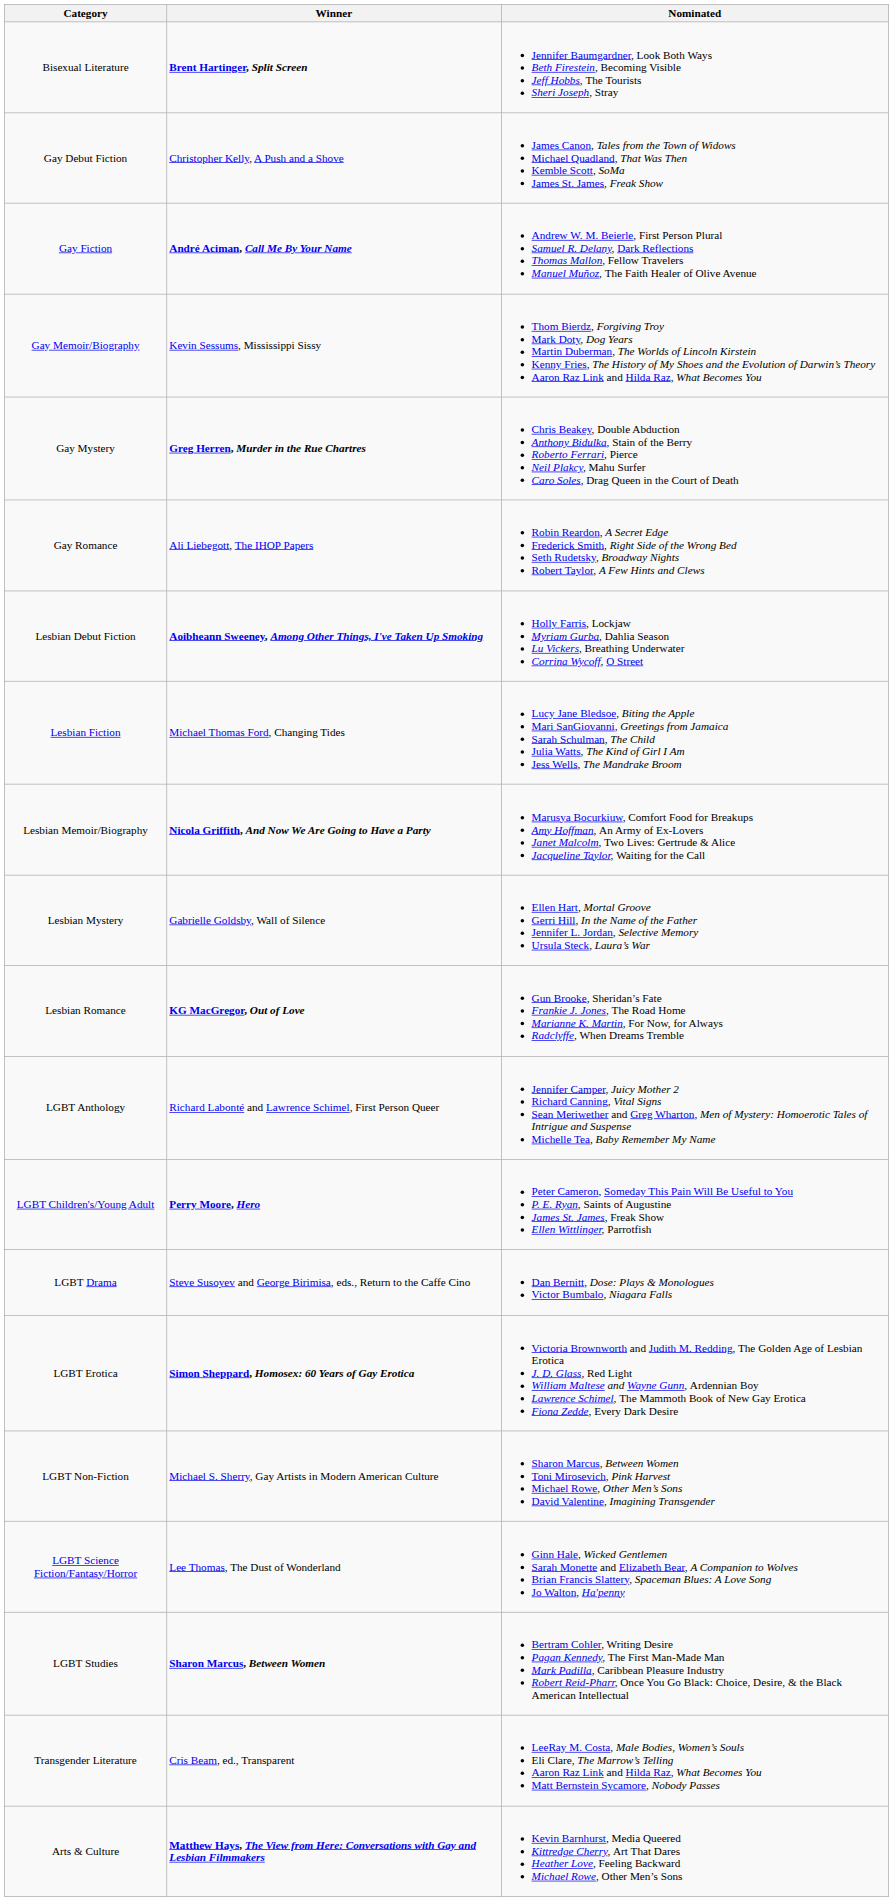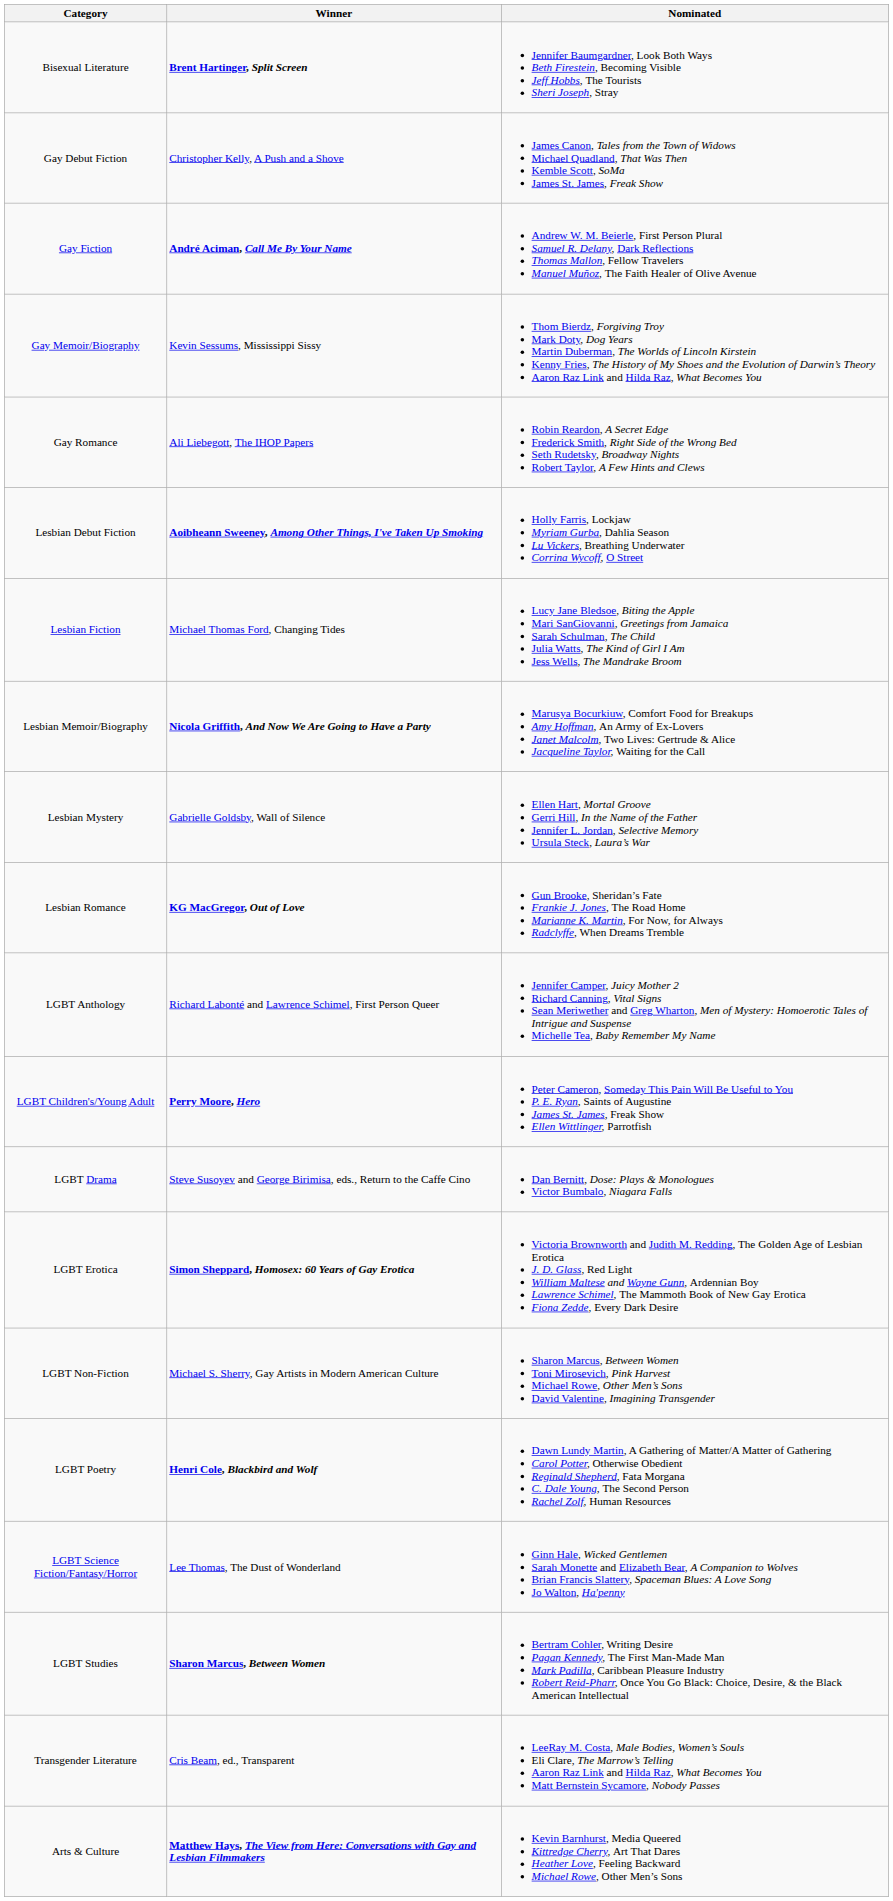- row: (86, 448)
+ row: (86, 1470)
